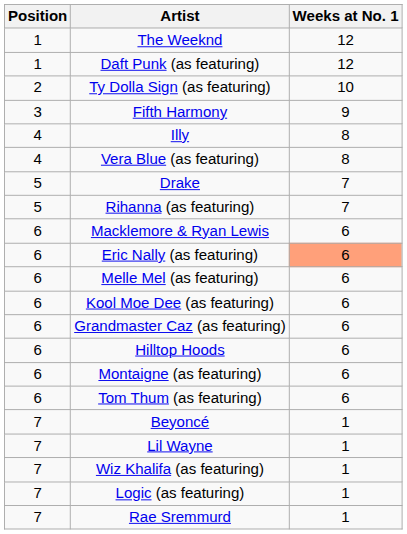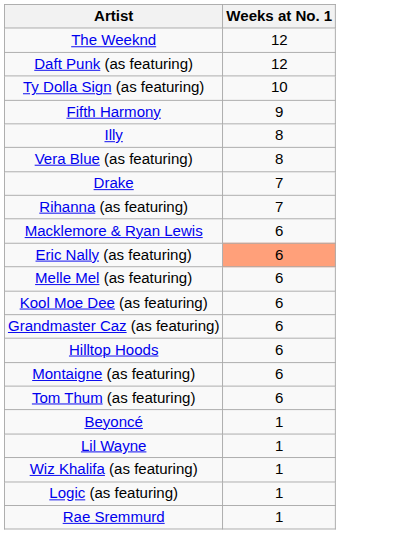- column: (38, 16)
